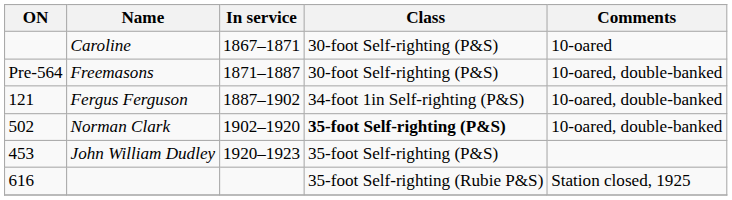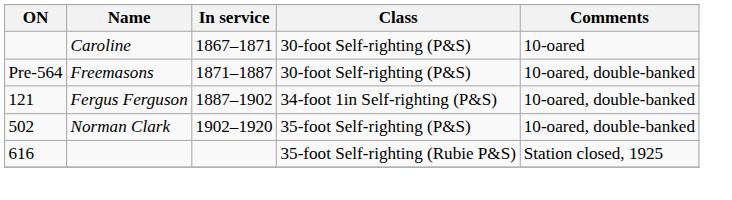(407, 126) bold -> (376, 126) normal
- row: (21, 153)
